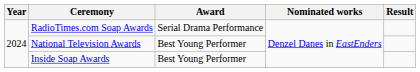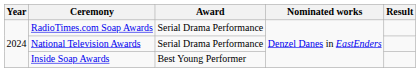(202, 43) Best Young Performer -> (210, 43) Serial Drama Performance
